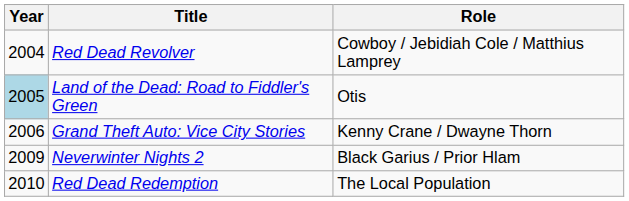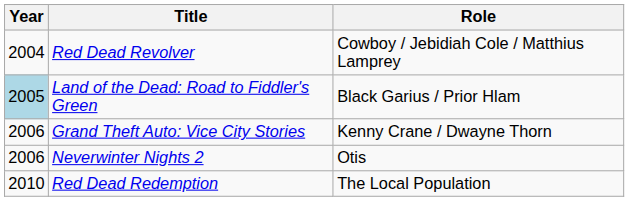(352, 96) Otis -> (429, 96) Black Garius / Prior Hlam
(26, 157) 2009 -> (26, 157) 2006
(429, 157) Black Garius / Prior Hlam -> (352, 157) Otis
